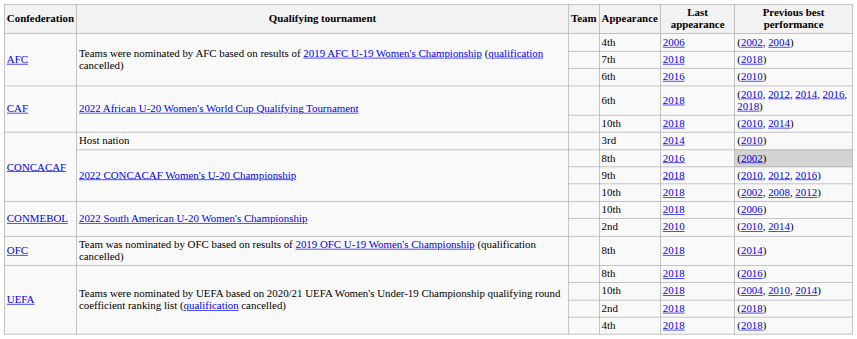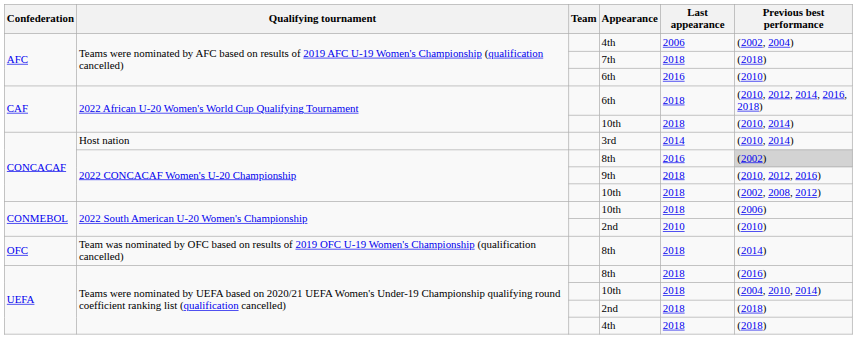(752, 141) (2010) -> (765, 141) (2010, 2014)
(765, 227) (2010, 2014) -> (752, 227) (2010)
